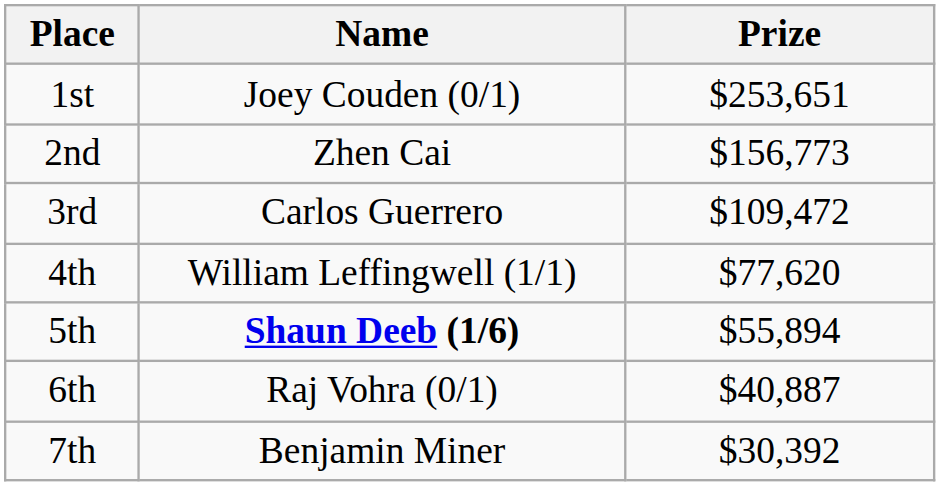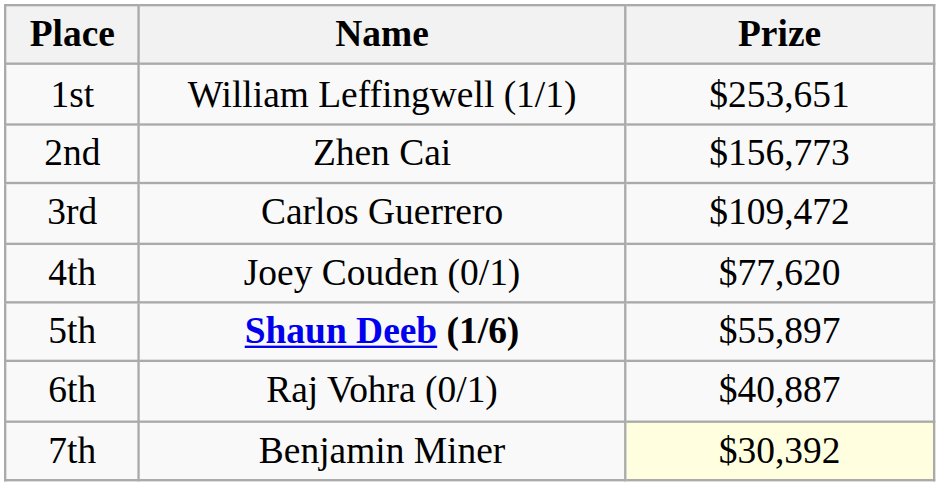(382, 93) Joey Couden (0/1) -> (382, 93) William Leffingwell (1/1)
(382, 271) William Leffingwell (1/1) -> (382, 271) Joey Couden (0/1)
(780, 331) $55,894 -> (780, 331) $55,897
(780, 449) no background -> (780, 449) lightyellow background
